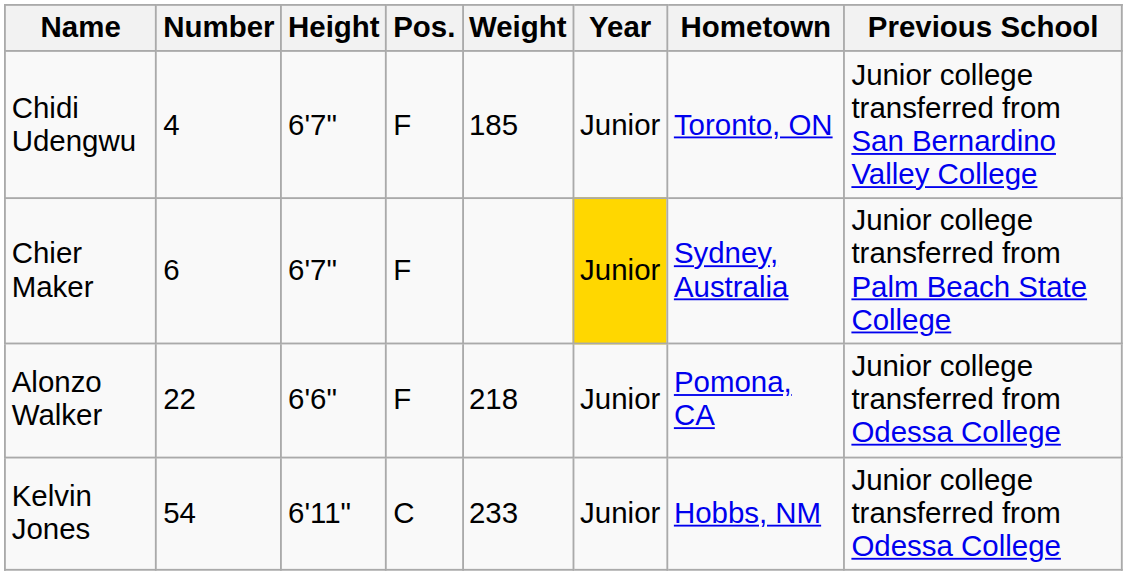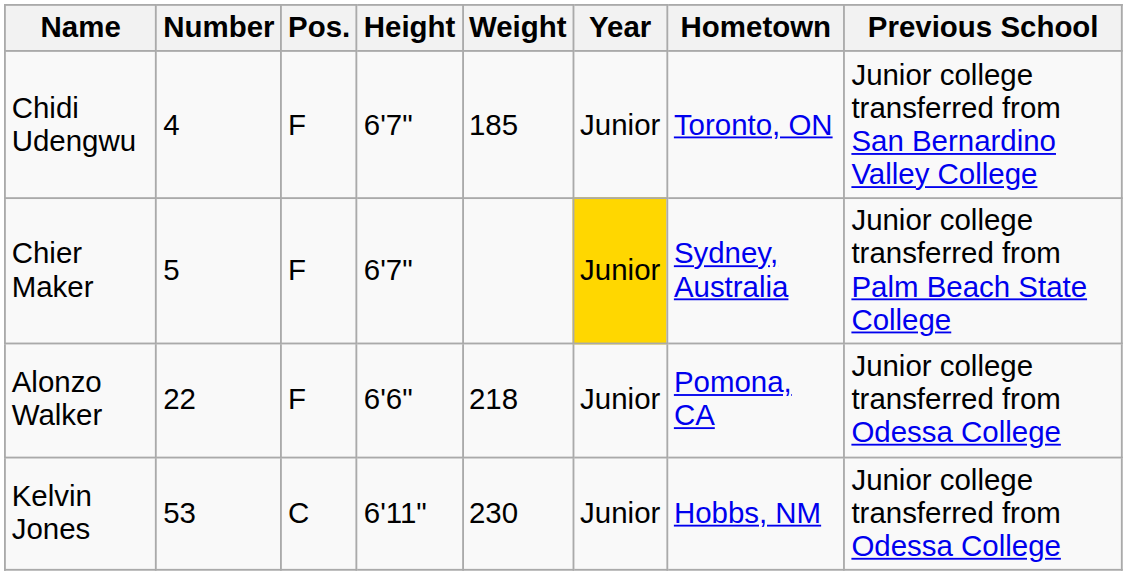columns swapped: (424, 27) <-> (334, 27)
(171, 270) 6 -> (171, 270) 5
(180, 512) 54 -> (180, 512) 53
(494, 512) 233 -> (494, 512) 230
